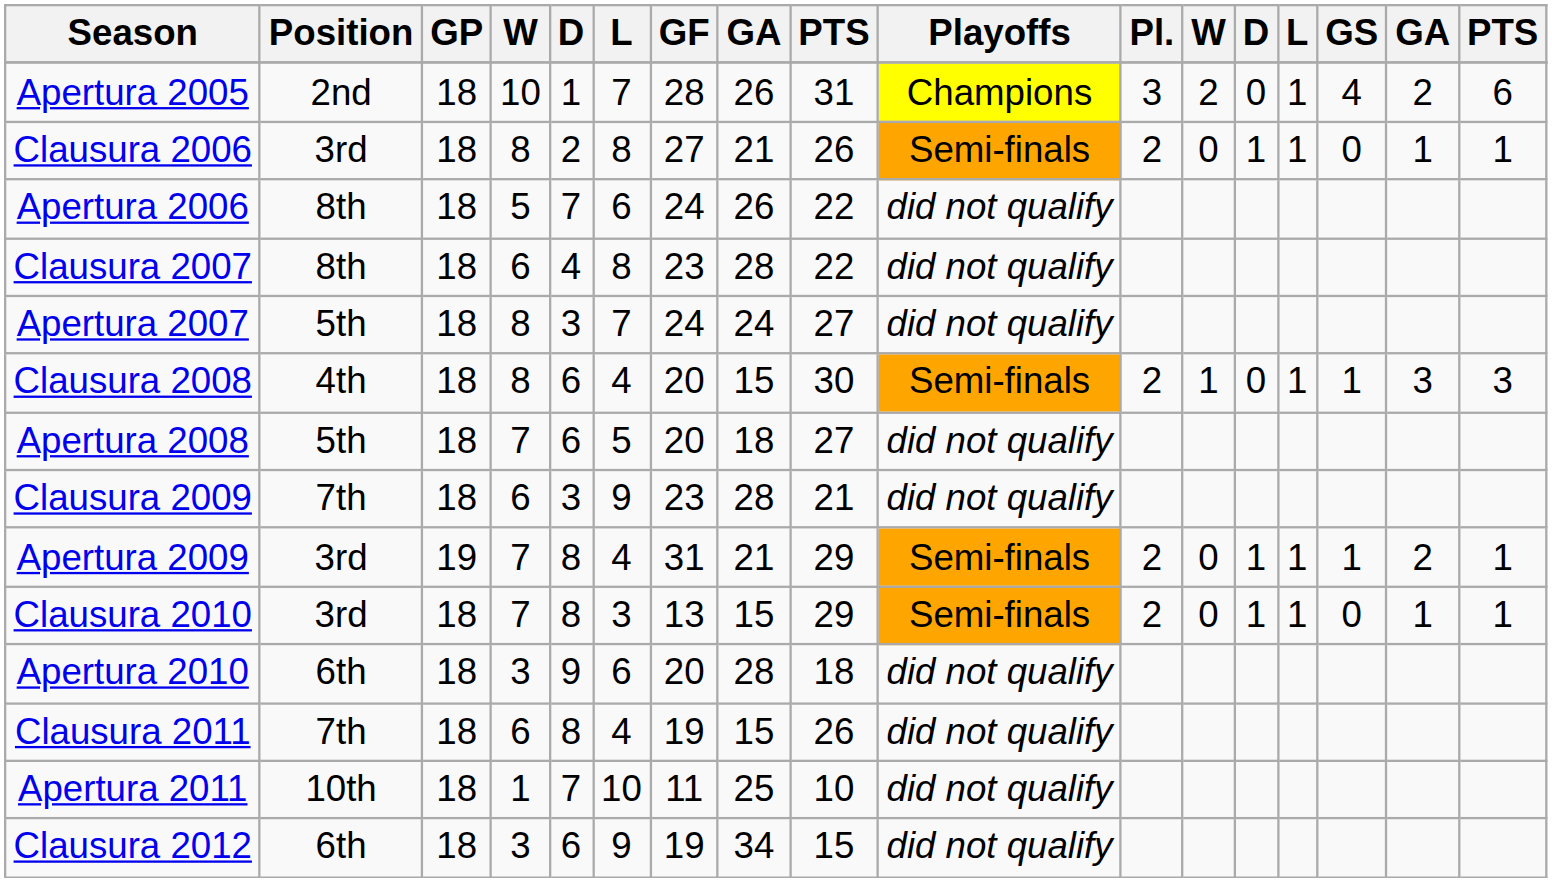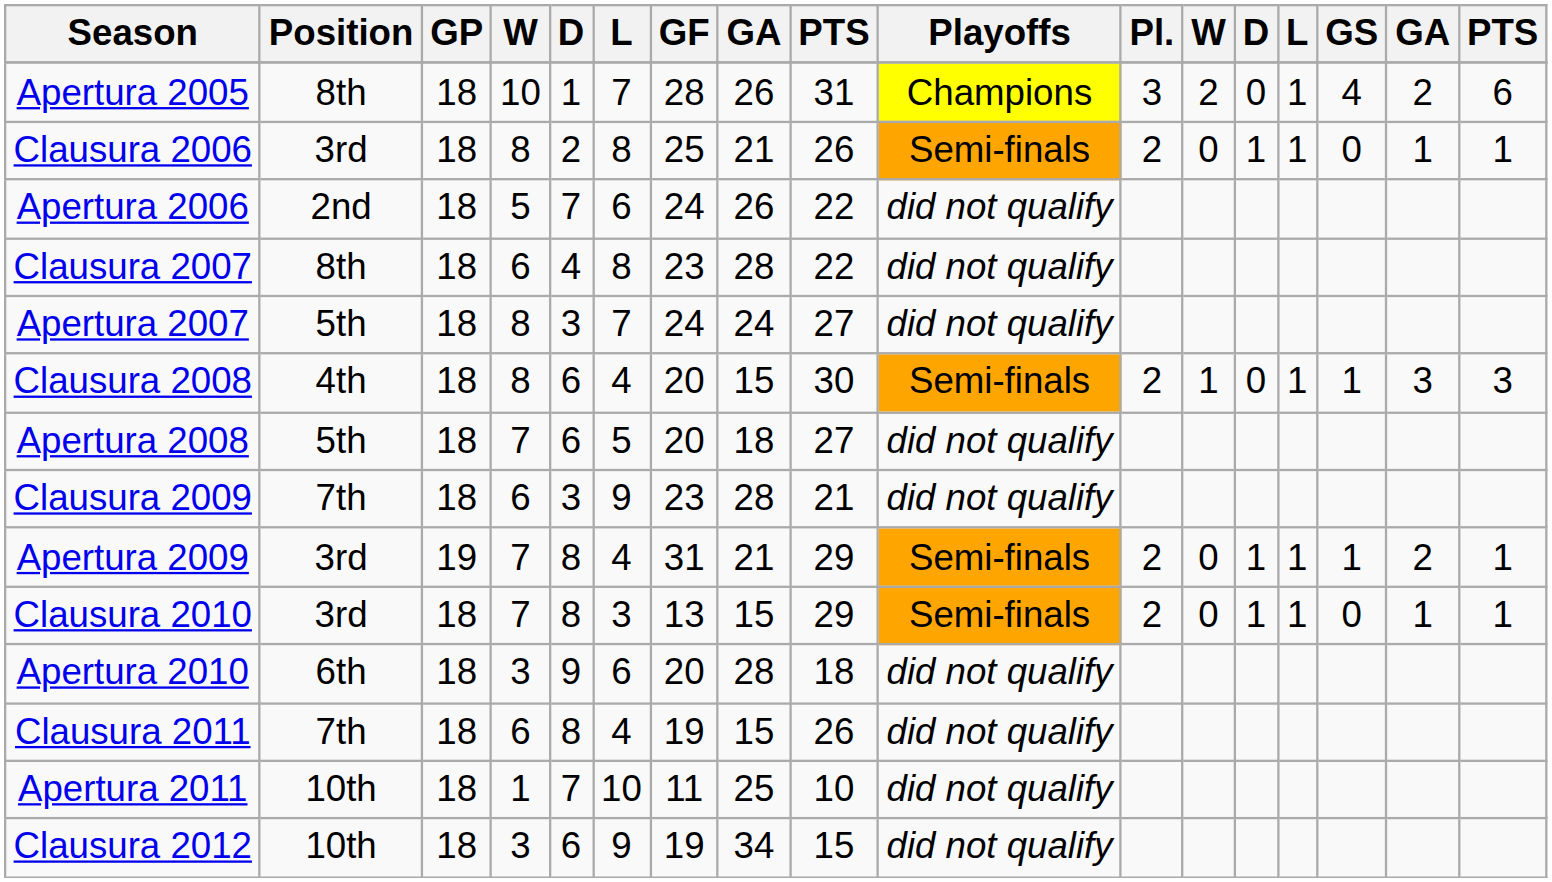(341, 91) 2nd -> (341, 91) 8th
(684, 149) 27 -> (684, 149) 25
(341, 207) 8th -> (341, 207) 2nd
(341, 847) 6th -> (341, 847) 10th
